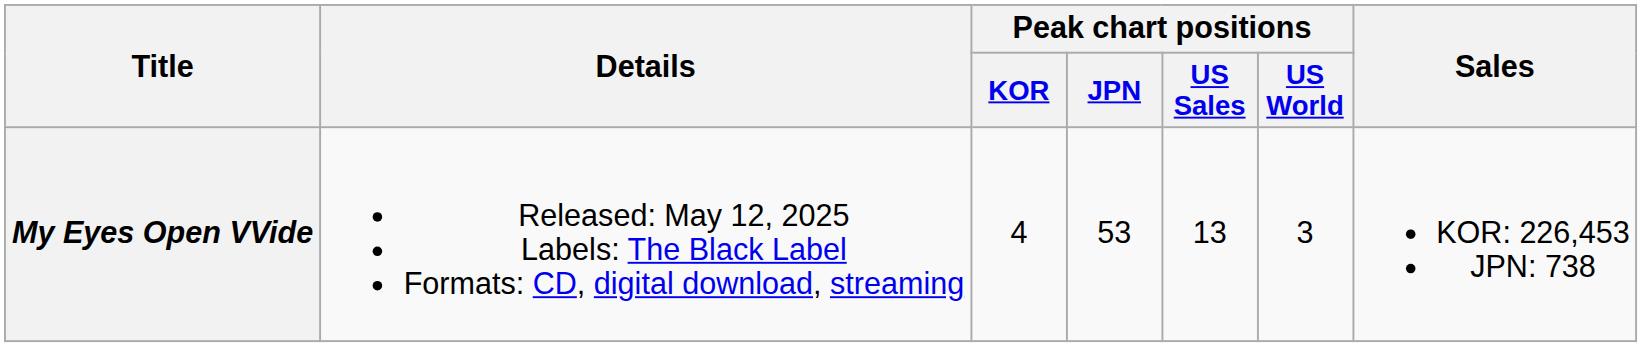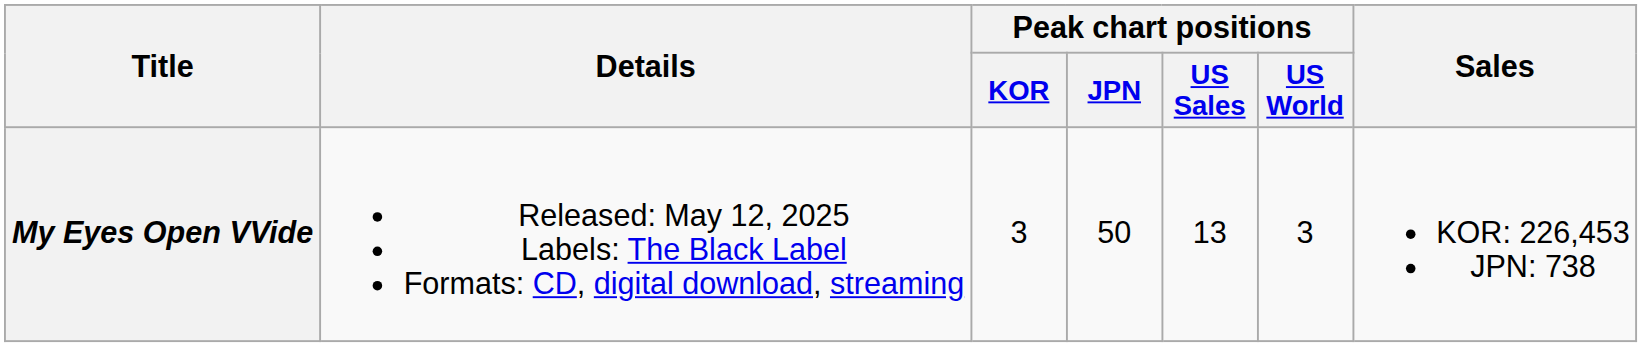(1019, 233) 4 -> (1019, 233) 3
(1114, 233) 53 -> (1114, 233) 50
